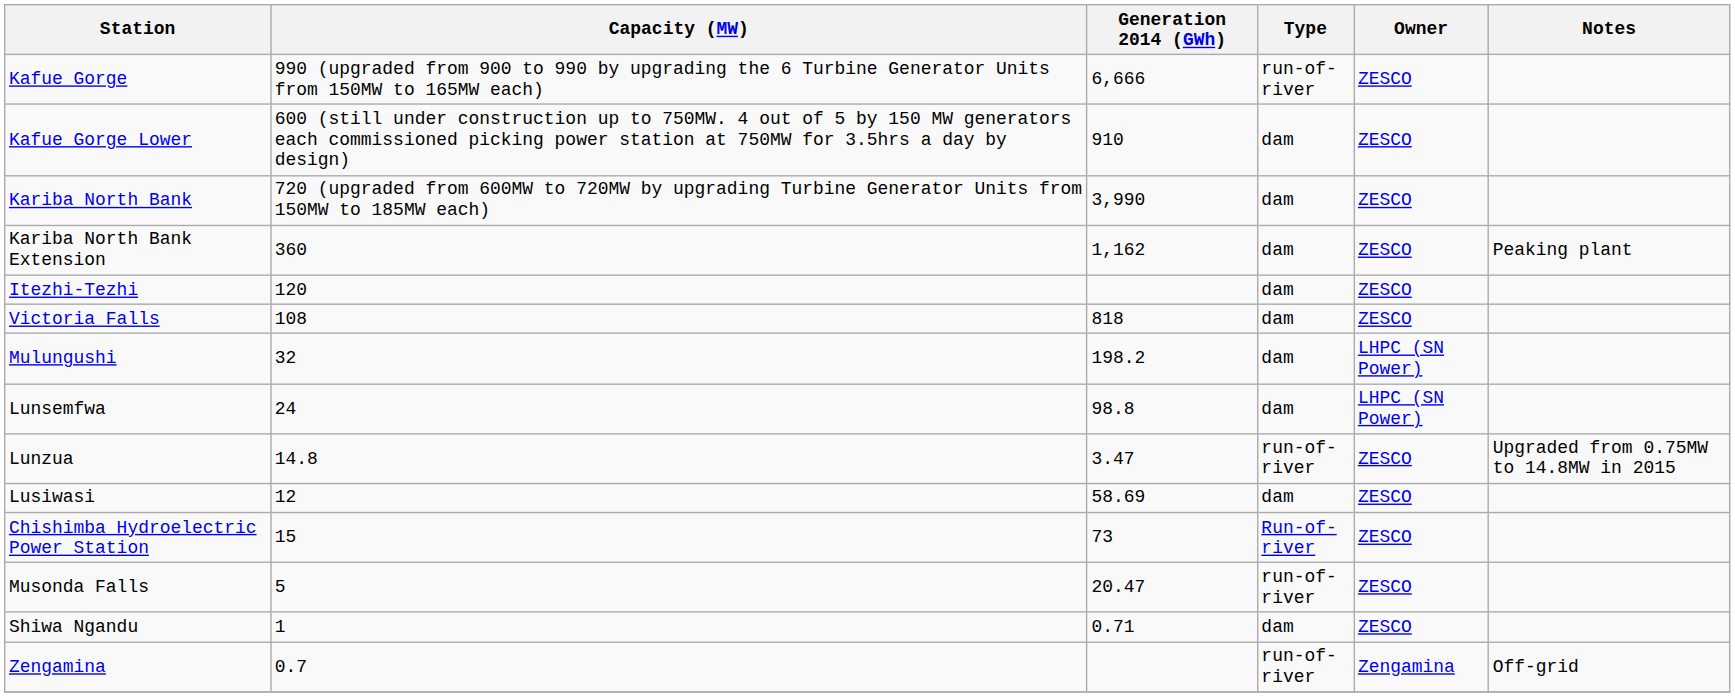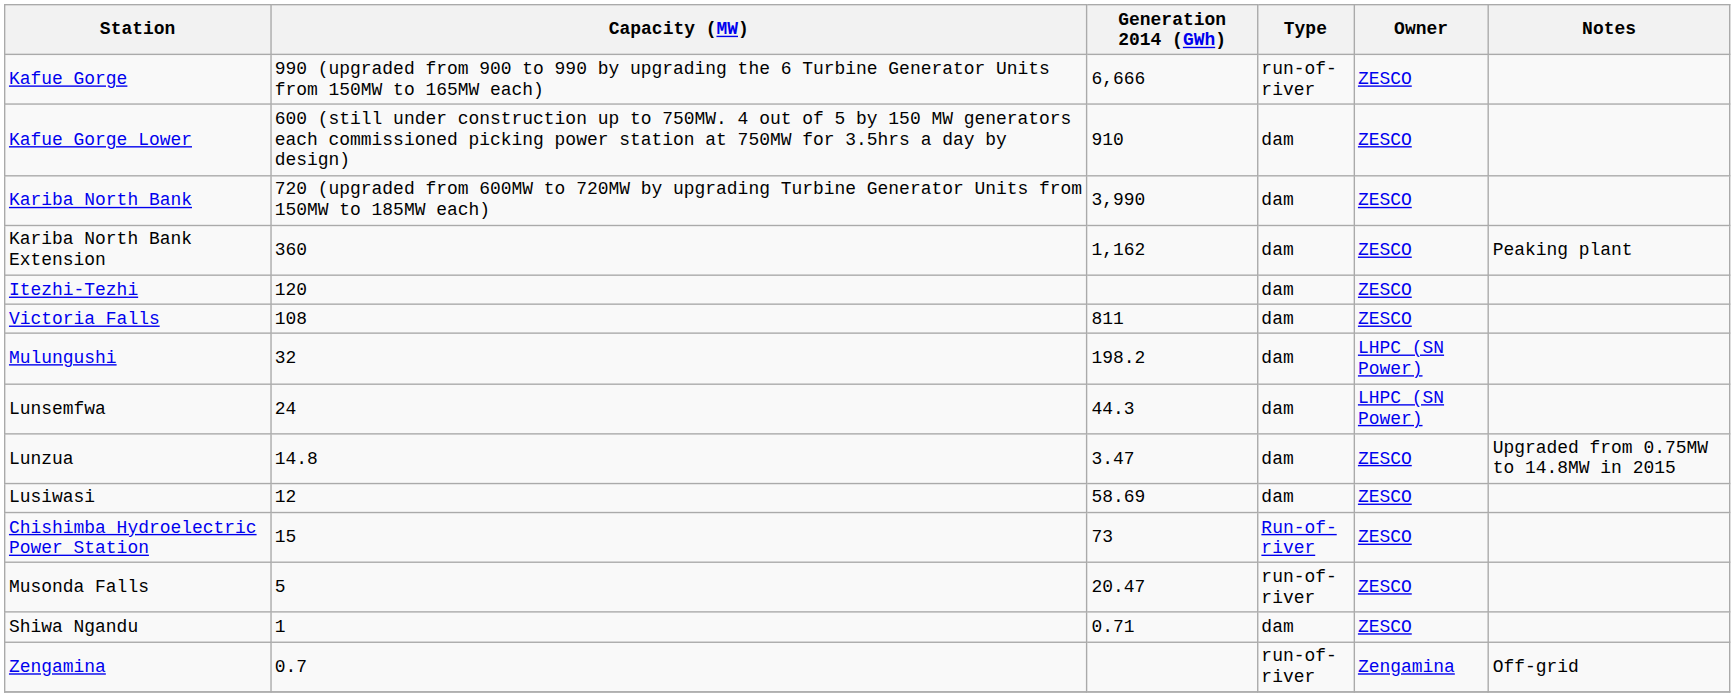(1108, 319) 818 -> (1108, 319) 811
(1113, 408) 98.8 -> (1113, 408) 44.3
(1299, 458) run-of-river -> (1278, 458) dam
